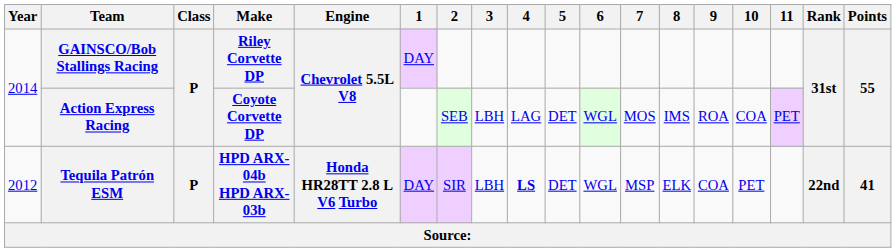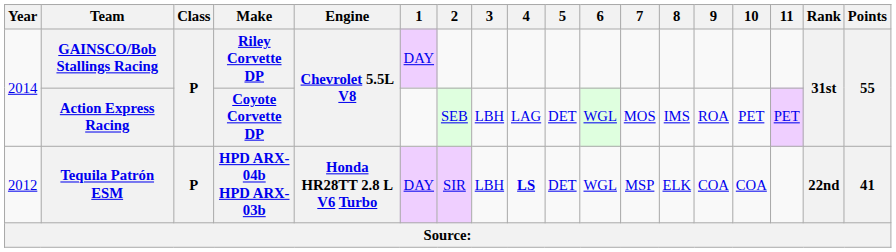(751, 117) COA -> (751, 117) PET
(751, 185) PET -> (751, 185) COA
